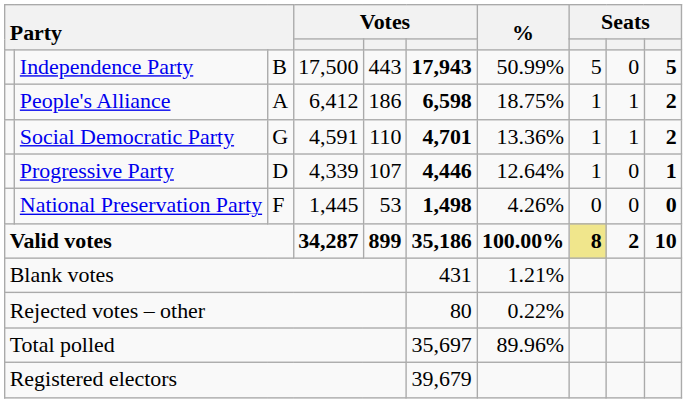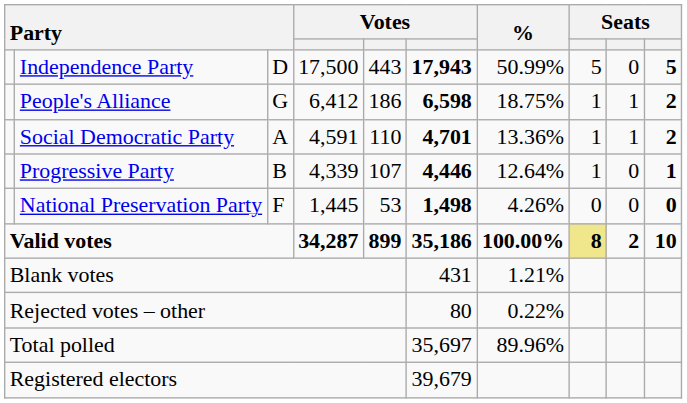(280, 66) B -> (280, 66) D
(280, 101) A -> (280, 101) G
(280, 136) G -> (280, 136) A
(280, 171) D -> (280, 171) B
